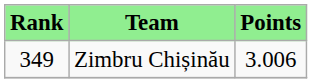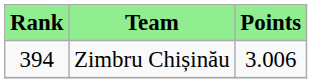(37, 58) 349 -> (37, 58) 394
